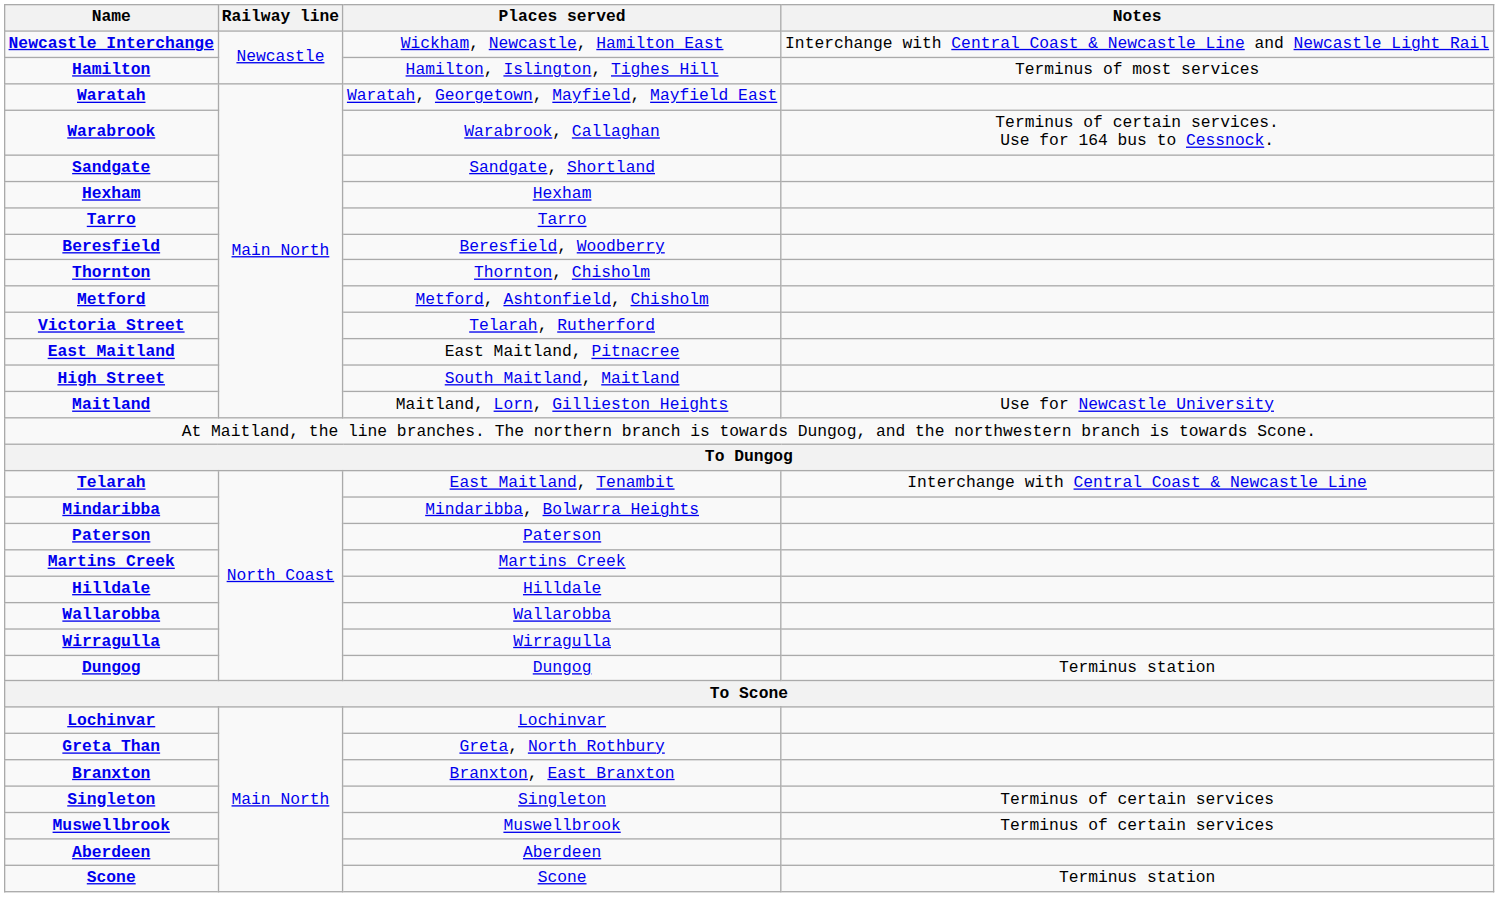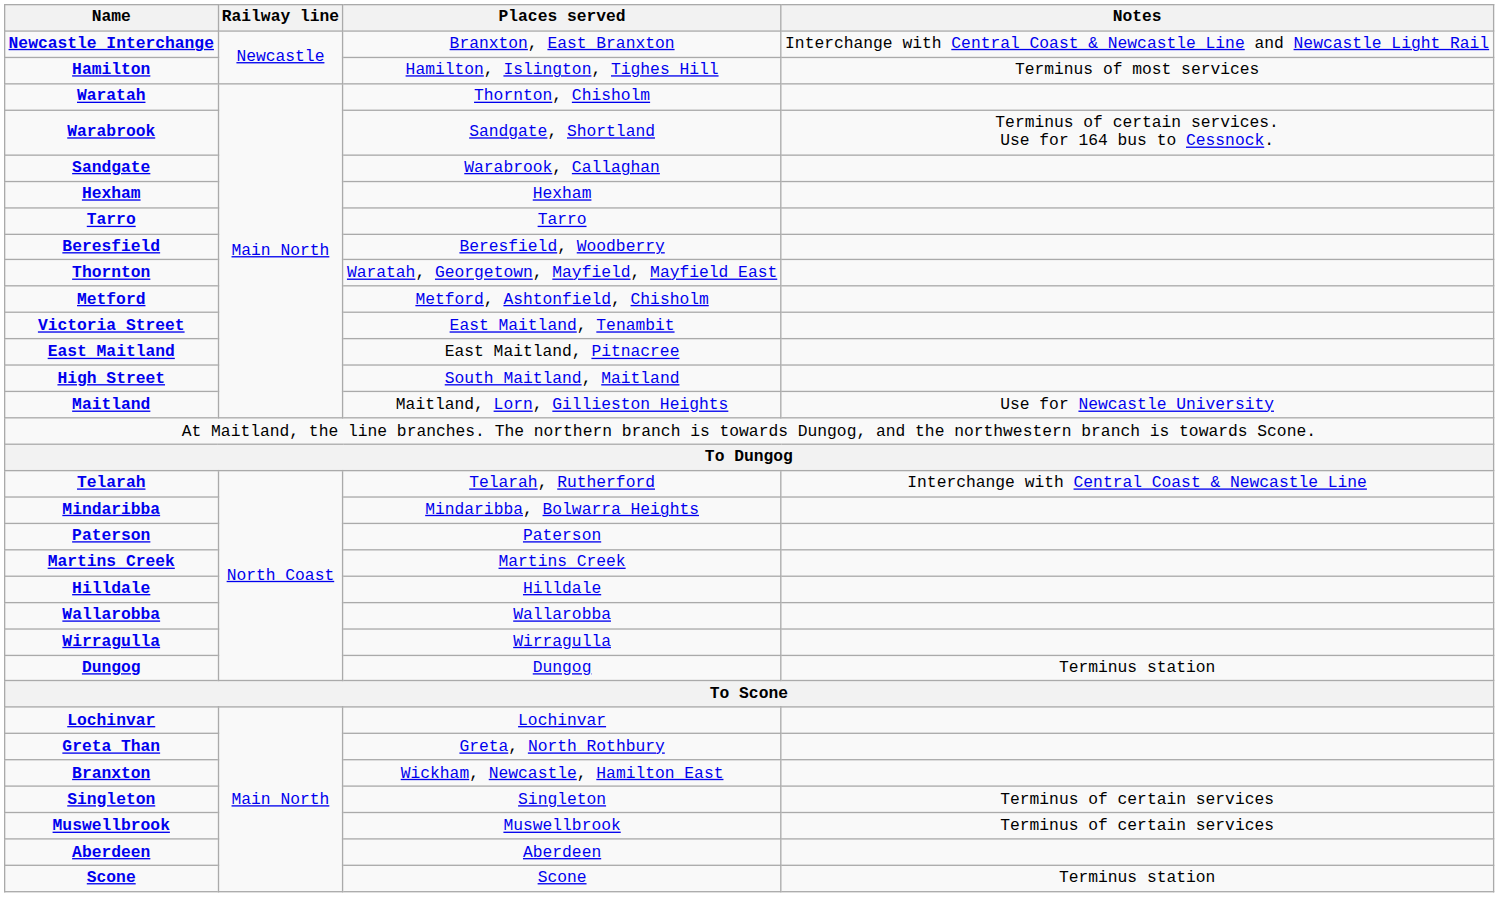(562, 44) Wickham, Newcastle, Hamilton East -> (562, 44) Branxton, East Branxton
(562, 97) Waratah, Georgetown, Mayfield, Mayfield East -> (562, 97) Thornton, Chisholm
(562, 133) Warabrook, Callaghan -> (562, 133) Sandgate, Shortland
(562, 168) Sandgate, Shortland -> (562, 168) Warabrook, Callaghan
(562, 274) Thornton, Chisholm -> (562, 274) Waratah, Georgetown, Mayfield, Mayfield East
(562, 326) Telarah, Rutherford -> (562, 326) East Maitland, Tenambit
(562, 484) East Maitland, Tenambit -> (562, 484) Telarah, Rutherford
(562, 774) Branxton, East Branxton -> (562, 774) Wickham, Newcastle, Hamilton East
